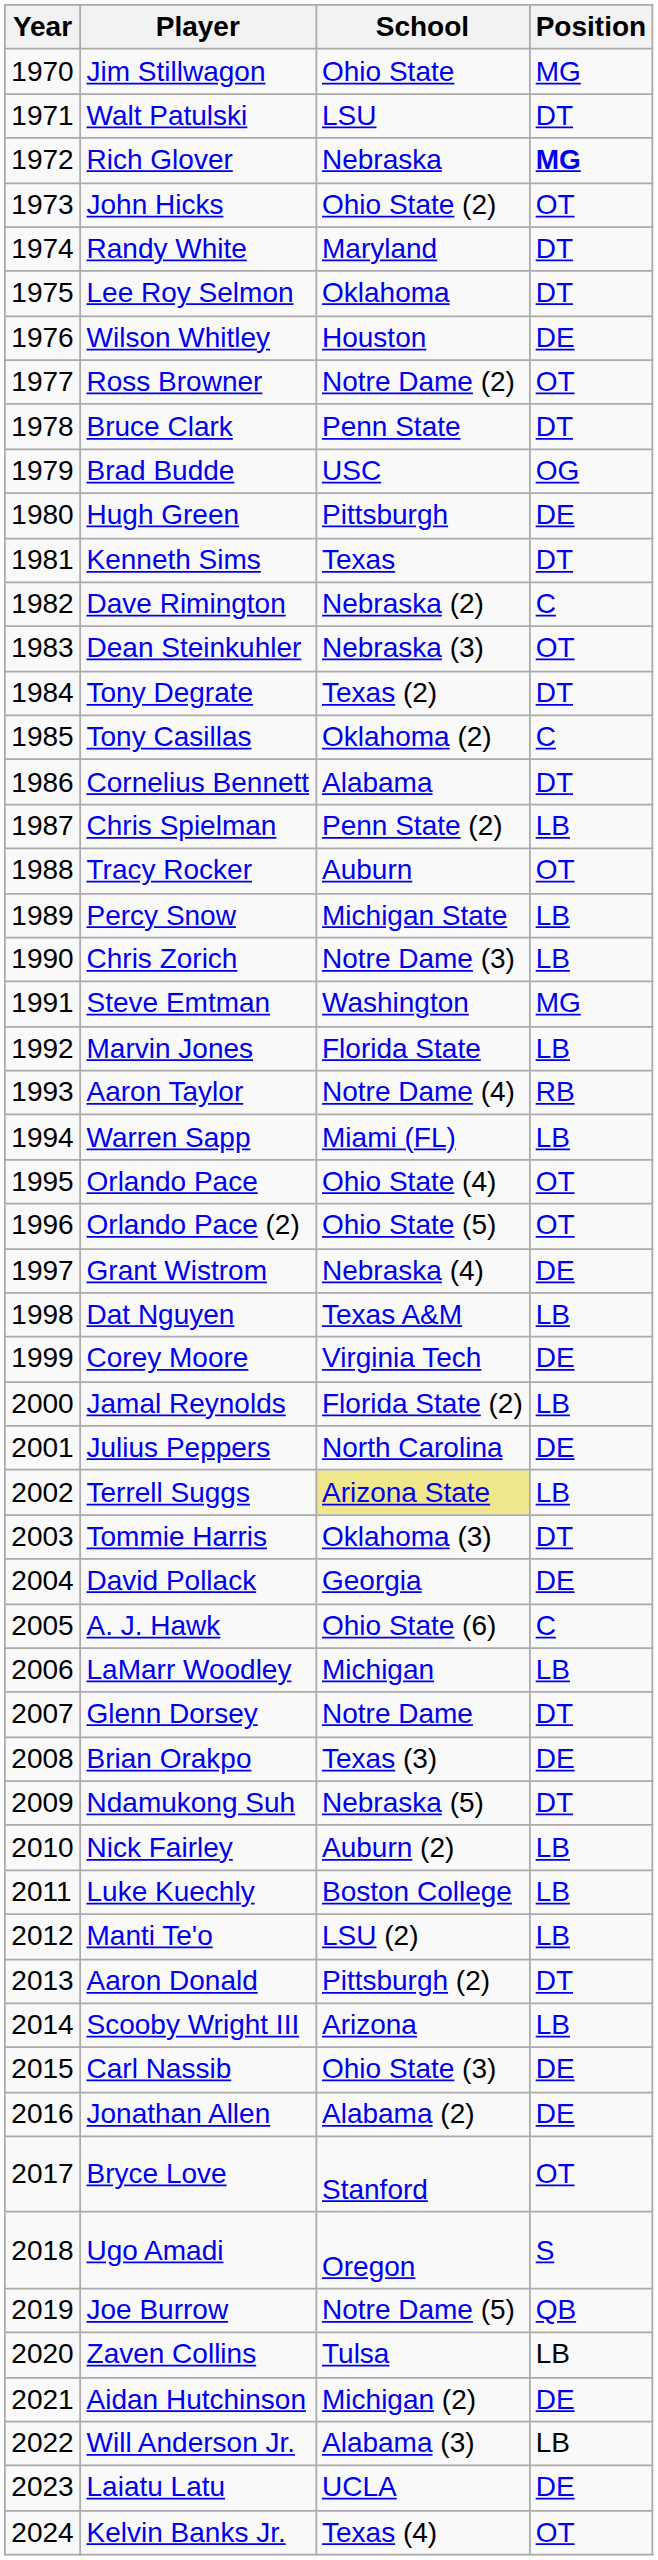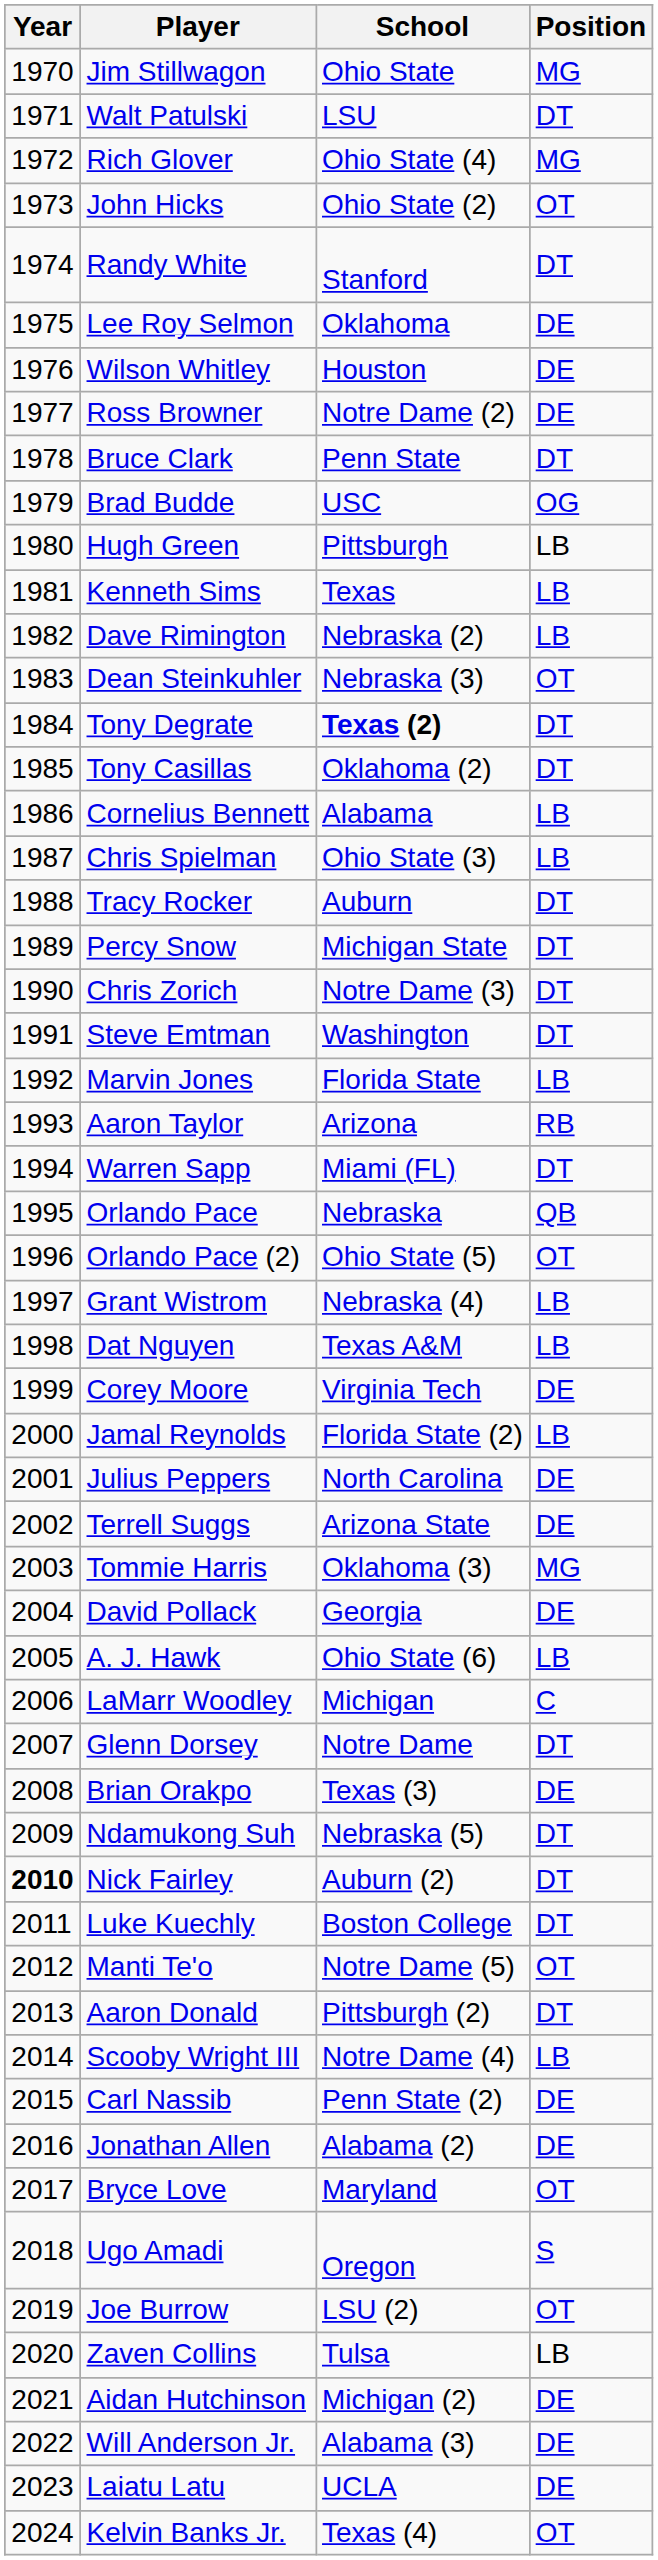(382, 159) Nebraska -> (409, 159) Ohio State (4)
(558, 159) bold -> (558, 159) normal
(380, 248) Maryland -> (375, 280) Stanford
(554, 293) DT -> (555, 324) DE
(555, 381) OT -> (555, 413) DE
(555, 515) DE -> (553, 546) LB
(554, 559) DT -> (553, 591) LB
(546, 603) C -> (553, 635) LB
(380, 692) normal -> (382, 724) bold
(546, 737) C -> (554, 768) DT
(554, 781) DT -> (553, 813) LB
(412, 826) Penn State (2) -> (409, 857) Ohio State (3)
(555, 870) OT -> (554, 901) DT
(553, 914) LB -> (554, 946) DT
(553, 959) LB -> (554, 990) DT
(558, 1003) MG -> (554, 1035) DT
(418, 1092) Notre Dame (4) -> (369, 1123) Arizona
(553, 1136) LB -> (554, 1168) DT
(409, 1181) Ohio State (4) -> (382, 1212) Nebraska
(555, 1181) OT -> (556, 1212) QB
(555, 1270) DE -> (553, 1301) LB
(406, 1492) khaki background -> (406, 1523) no background
(553, 1492) LB -> (555, 1523) DE
(554, 1536) DT -> (558, 1568) MG
(546, 1625) C -> (553, 1656) LB
(553, 1669) LB -> (546, 1701) C
(42, 1847) normal -> (42, 1878) bold
(553, 1847) LB -> (554, 1878) DT
(553, 1891) LB -> (554, 1923) DT
(370, 1936) LSU (2) -> (418, 1967) Notre Dame (5)
(553, 1936) LB -> (555, 1967) OT
(369, 2024) Arizona -> (418, 2056) Notre Dame (4)
(409, 2069) Ohio State (3) -> (412, 2100) Penn State (2)
(375, 2189) Stanford -> (380, 2189) Maryland
(418, 2310) Notre Dame (5) -> (370, 2310) LSU (2)
(556, 2310) QB -> (555, 2310) OT
(553, 2443) LB -> (555, 2443) DE
